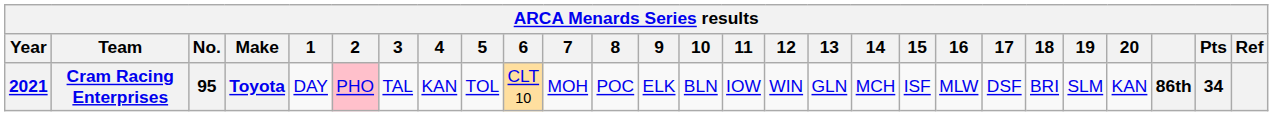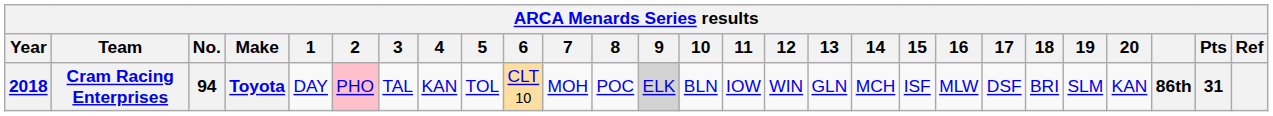(28, 87) 2021 -> (28, 87) 2018
(207, 87) 95 -> (207, 87) 94
(659, 87) no background -> (659, 87) lightgrey background
(1213, 87) 34 -> (1213, 87) 31
